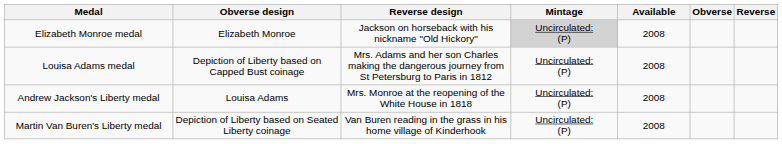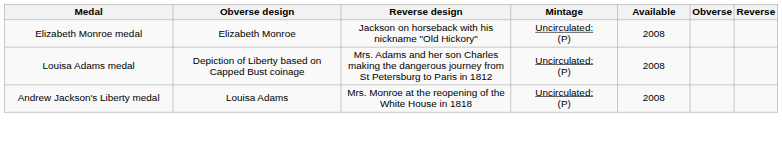(564, 33) lightgrey background -> (564, 33) no background
- row: (89, 125)
